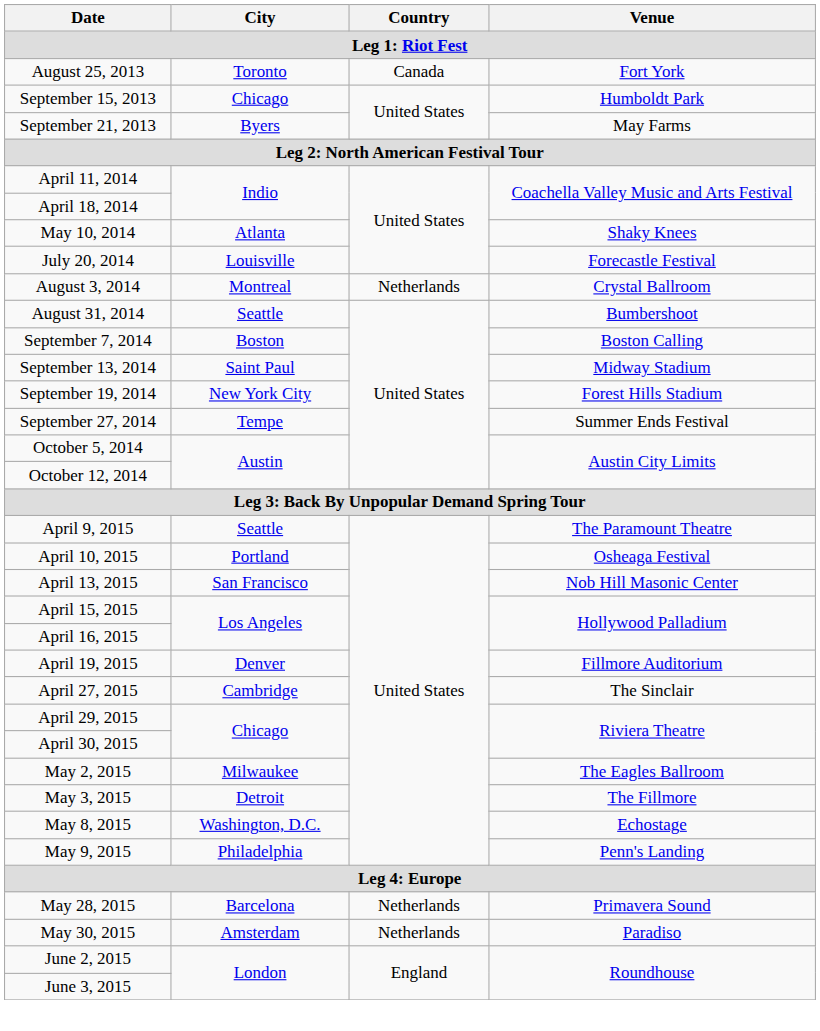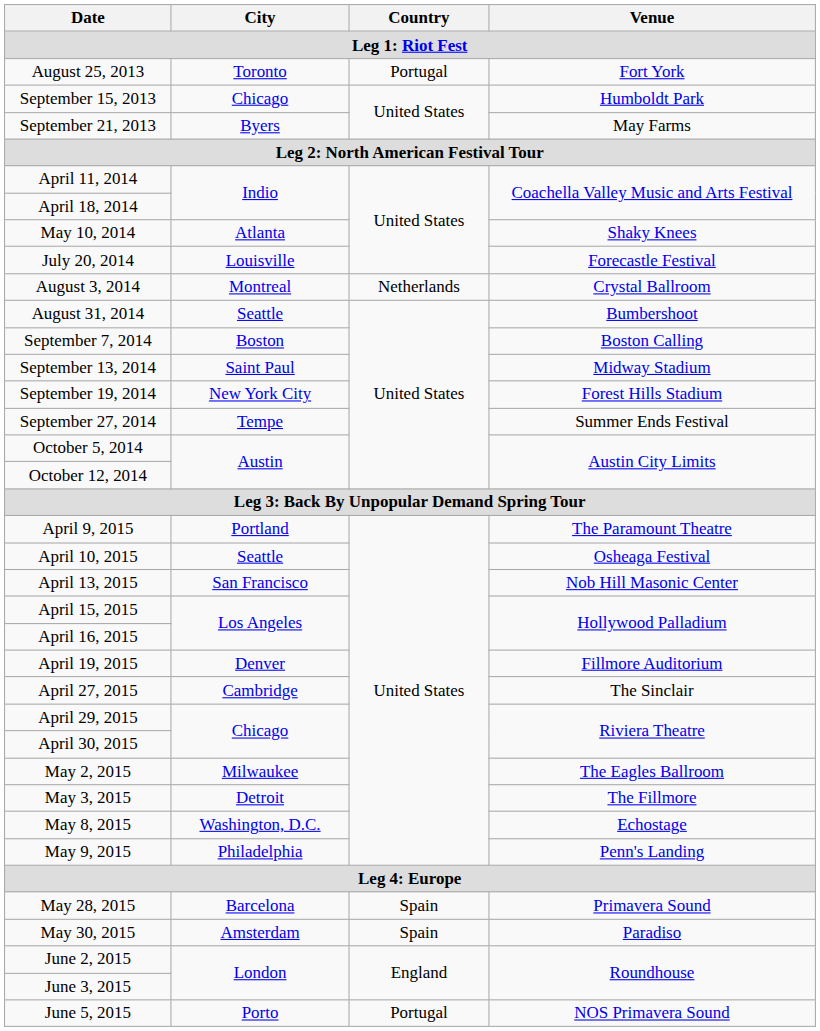(419, 71) Canada -> (419, 71) Portugal
(260, 529) Seattle -> (260, 529) Portland
(260, 555) Portland -> (260, 555) Seattle
(419, 905) Netherlands -> (419, 905) Spain
(419, 932) Netherlands -> (419, 932) Spain
+ row: (88, 1013)
